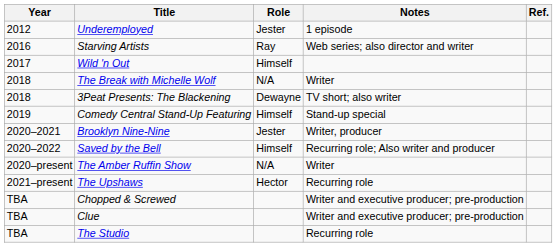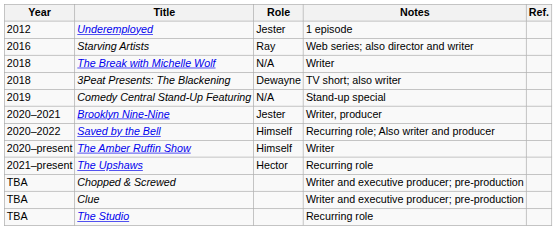- row: (103, 64)
(274, 115) Himself -> (265, 98) N/A
(265, 166) N/A -> (274, 149) Himself
